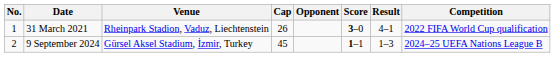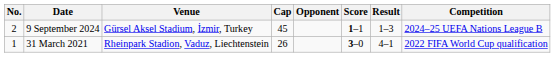rows swapped: (57, 28) <-> (63, 44)
